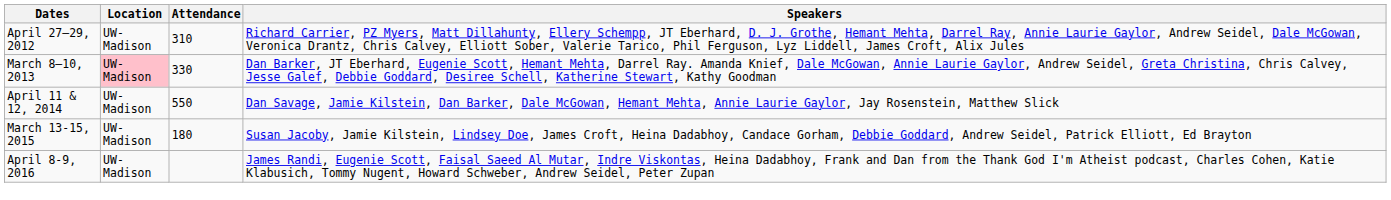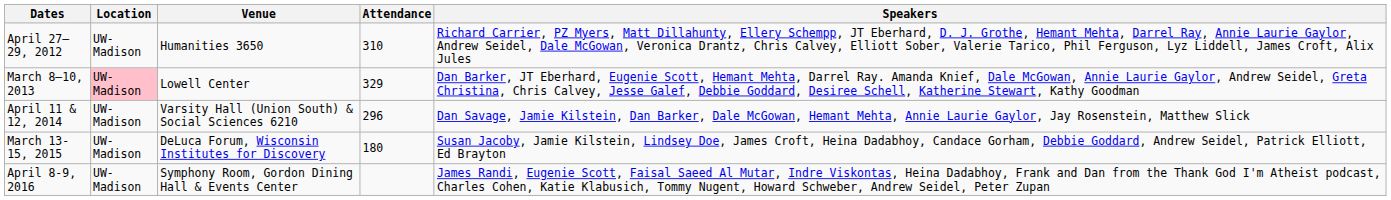+ column: (259, 14)
(182, 71) 330 -> (373, 84) 329
(182, 103) 550 -> (373, 116) 296
